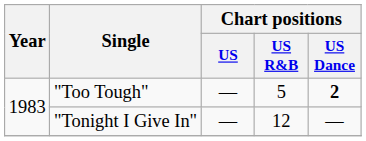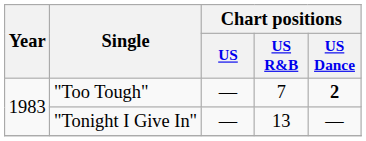(281, 92) 5 -> (281, 92) 7
(281, 121) 12 -> (281, 121) 13
